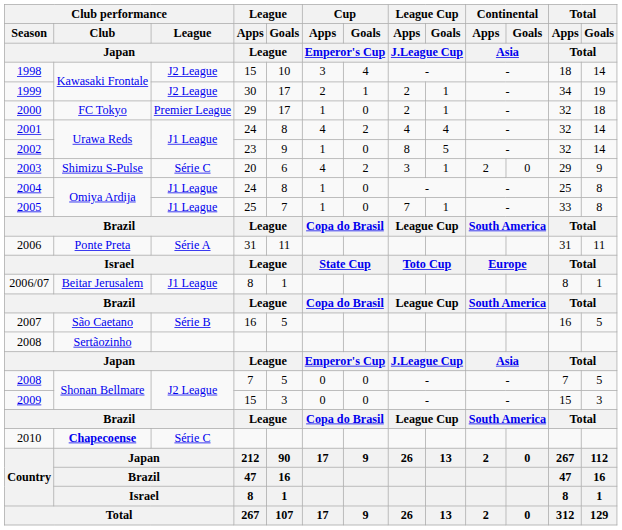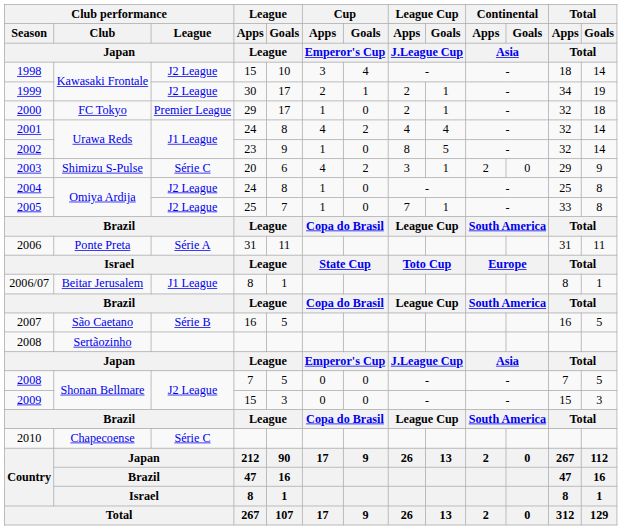(192, 187) J1 League -> (192, 187) J2 League
(192, 206) J1 League -> (192, 206) J2 League
(102, 438) bold -> (102, 438) normal
